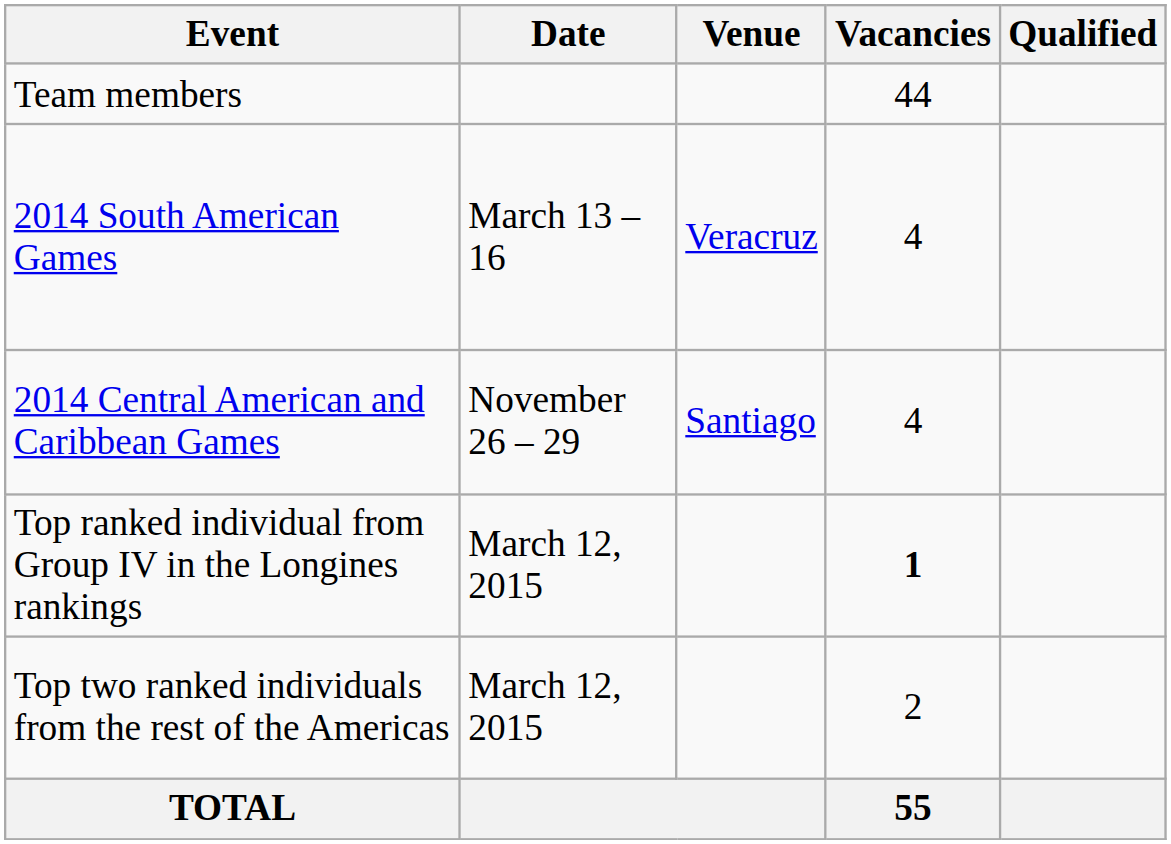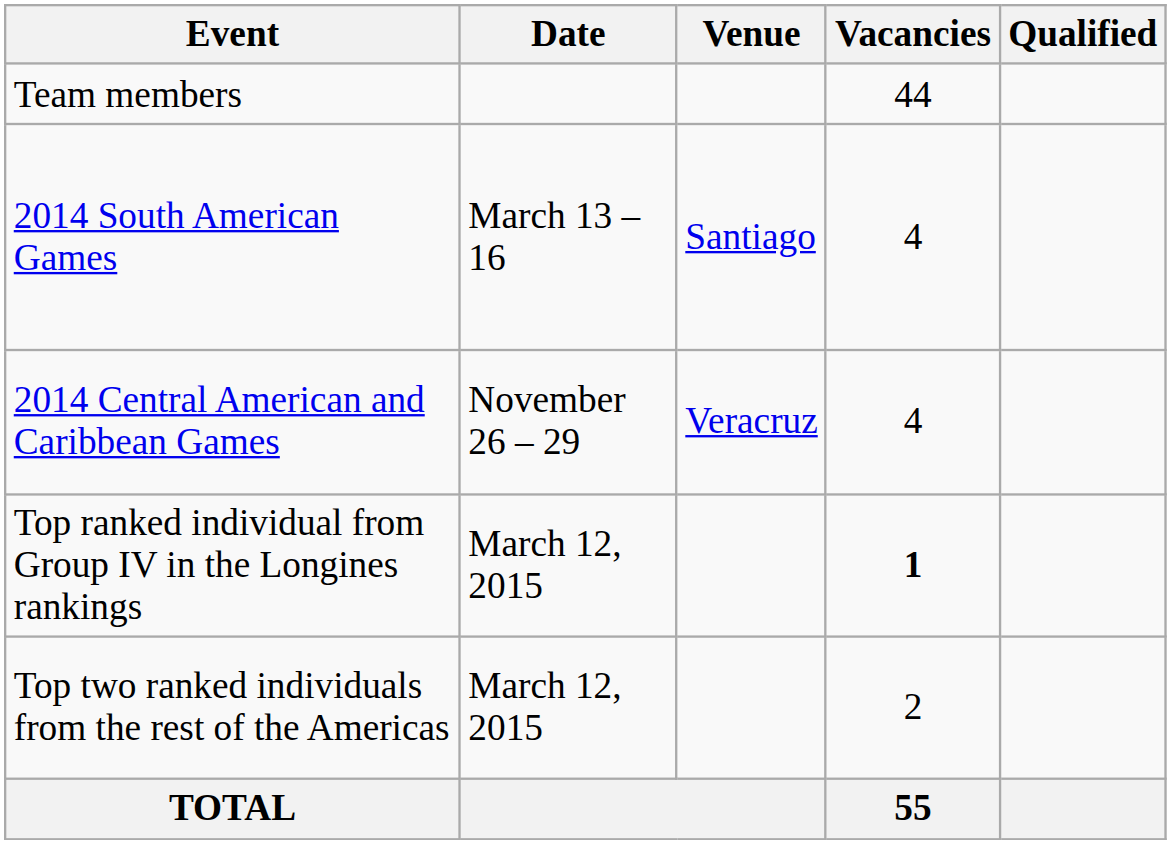(752, 236) Veracruz -> (751, 236) Santiago
(751, 421) Santiago -> (752, 421) Veracruz
